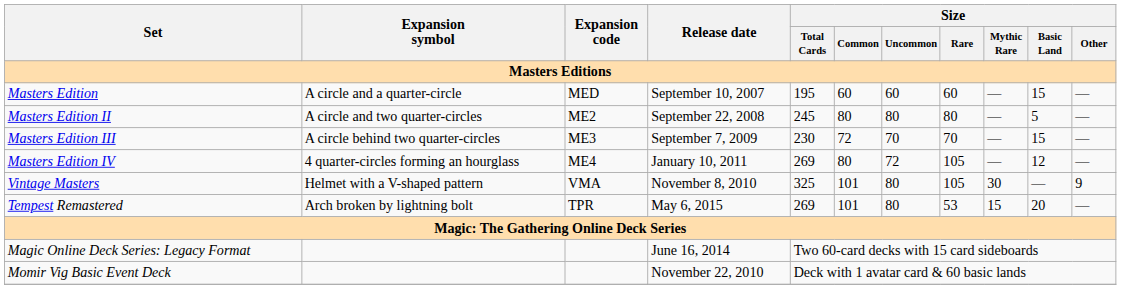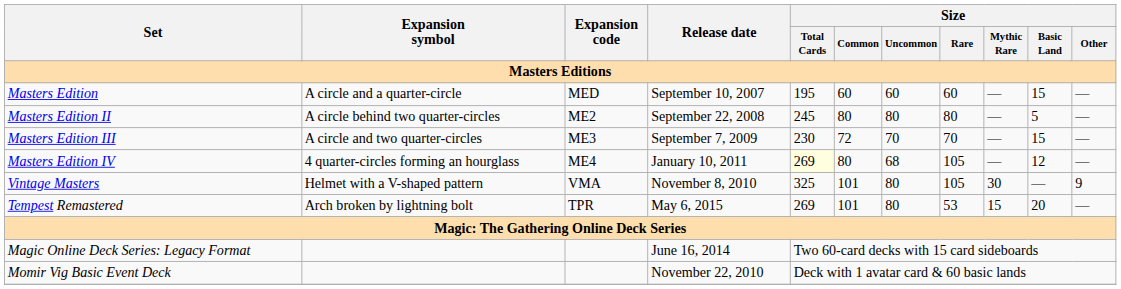(393, 116) A circle and two quarter-circles -> (402, 116) A circle behind two quarter-circles
(402, 138) A circle behind two quarter-circles -> (393, 138) A circle and two quarter-circles
(804, 161) no background -> (804, 161) lightyellow background
(892, 161) 72 -> (892, 161) 68
